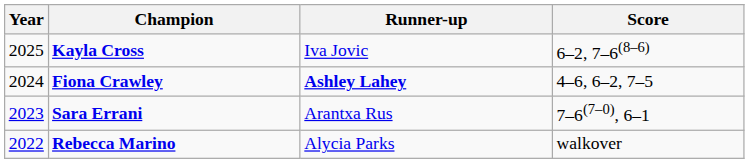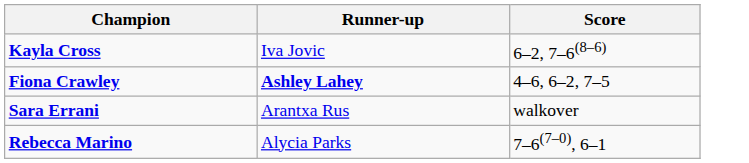- column: (26, 19)
(603, 113) 7–6(7–0), 6–1 -> (546, 110) walkover
(589, 144) walkover -> (560, 142) 7–6(7–0), 6–1
